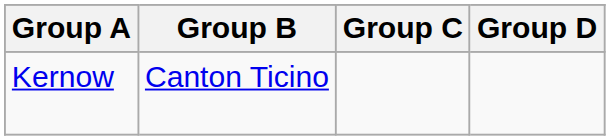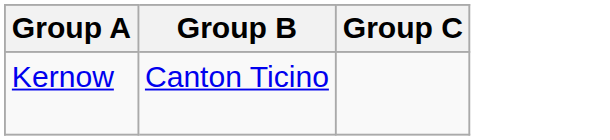- column: (537, 28)
